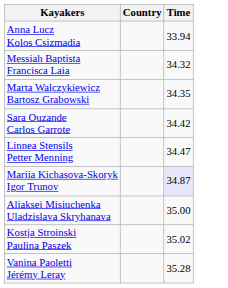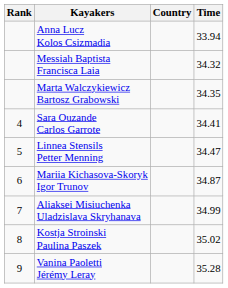+ column: (19, 13)
(179, 123) 34.42 -> (208, 123) 34.41
(179, 181) lavender background -> (208, 181) no background
(179, 210) 35.00 -> (208, 210) 34.99
